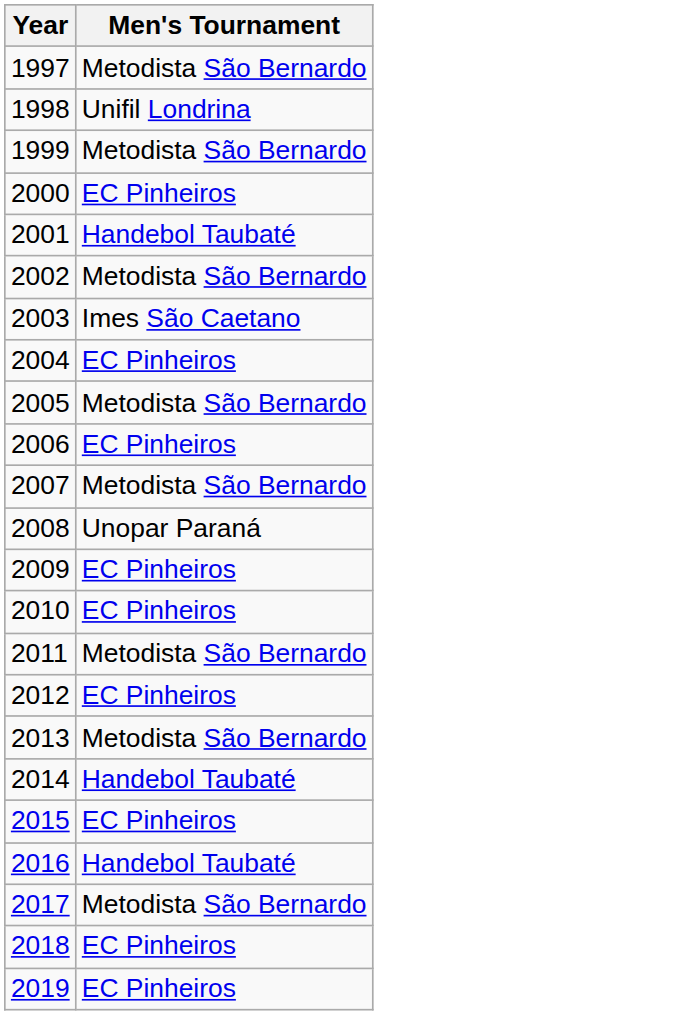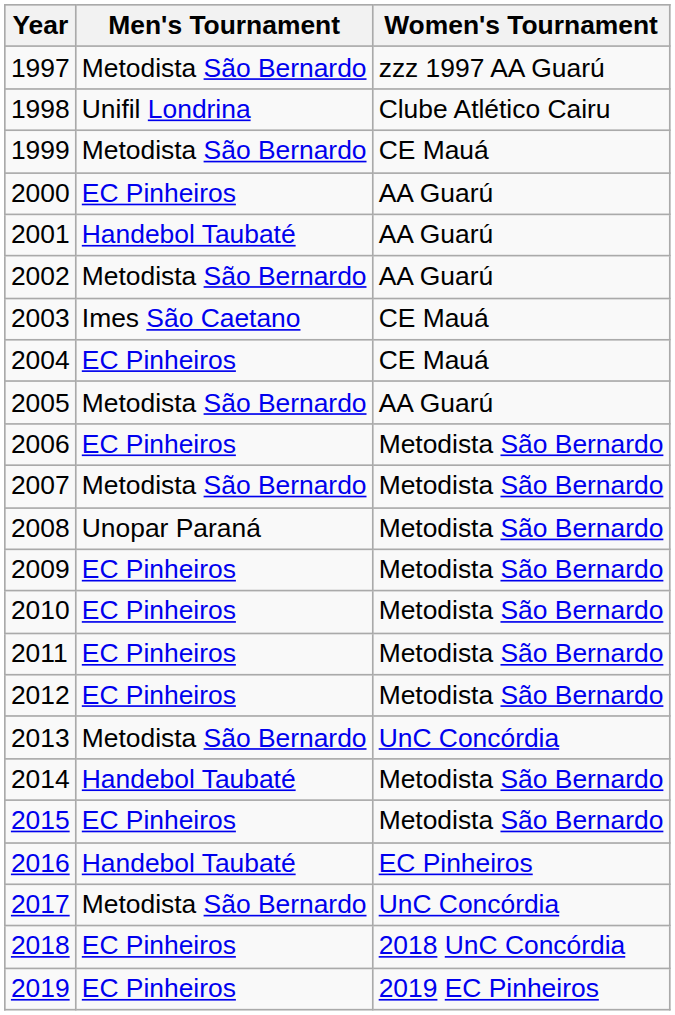+ column: (521, 25)
(224, 653) Metodista São Bernardo -> (159, 653) EC Pinheiros
